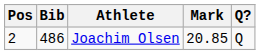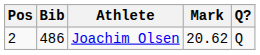(207, 39) 20.85 -> (207, 39) 20.62
